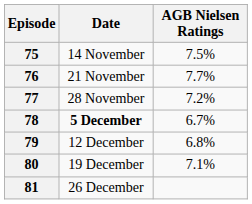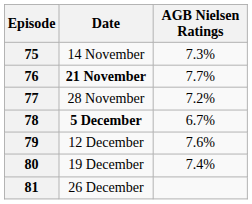(200, 53) 7.5% -> (200, 53) 7.3%
(106, 76) normal -> (106, 76) bold
(200, 143) 6.8% -> (200, 143) 7.6%
(200, 165) 7.1% -> (200, 165) 7.4%
